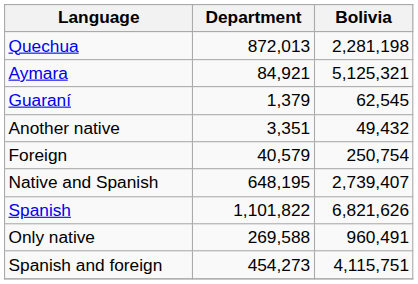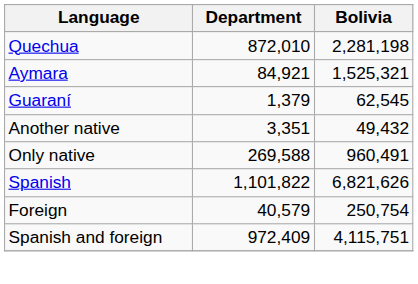(279, 45) 872,013 -> (279, 45) 872,010
(371, 73) 5,125,321 -> (371, 73) 1,525,321
rows swapped: (52, 237) <-> (38, 155)
- row: (83, 182)
(279, 264) 454,273 -> (279, 237) 972,409
